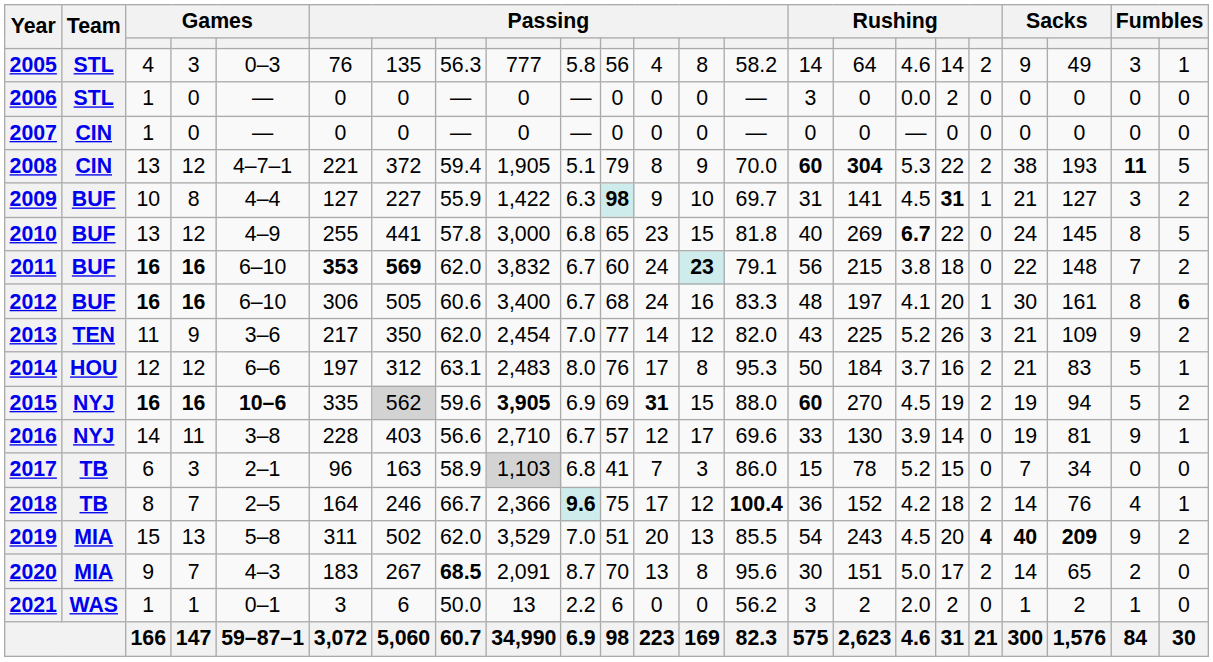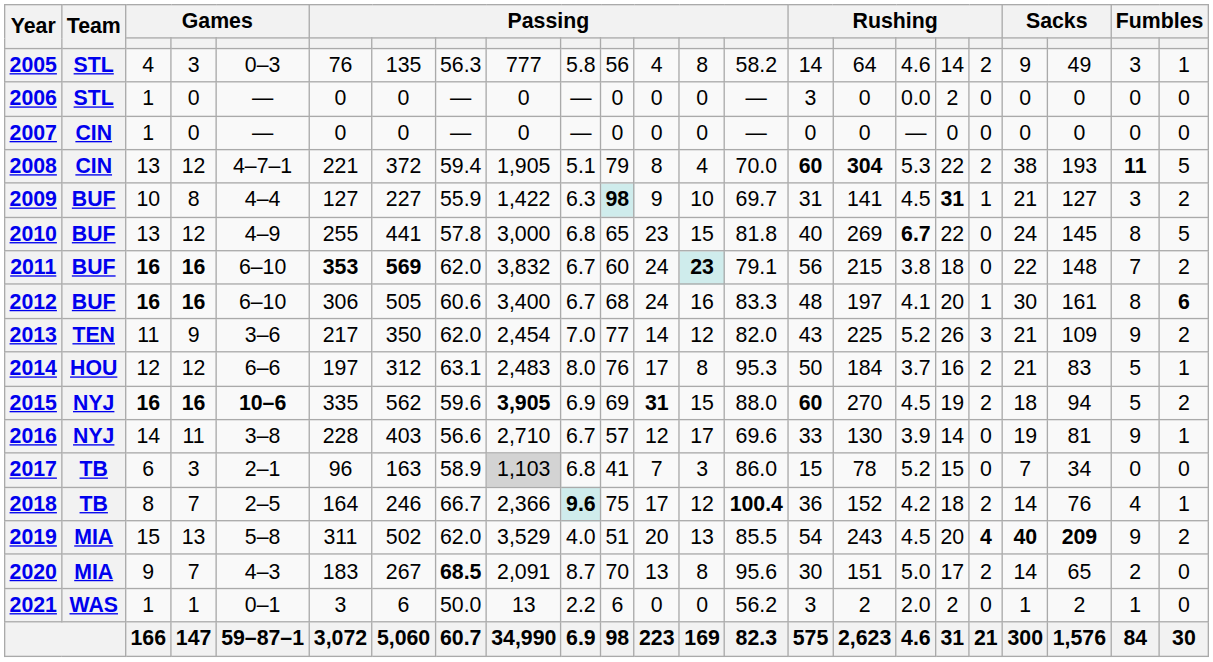(702, 166) 9 -> (702, 166) 4
(404, 402) lightgrey background -> (404, 402) no background
(1025, 402) 19 -> (1025, 402) 18
(581, 537) 7.0 -> (581, 537) 4.0
